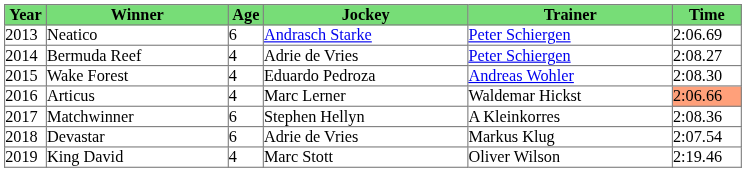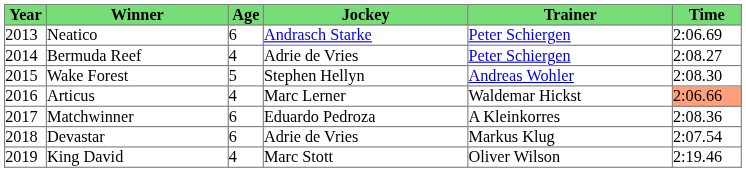(233, 75) 4 -> (233, 75) 5
(320, 75) Eduardo Pedroza -> (314, 75) Stephen Hellyn
(314, 116) Stephen Hellyn -> (320, 116) Eduardo Pedroza
